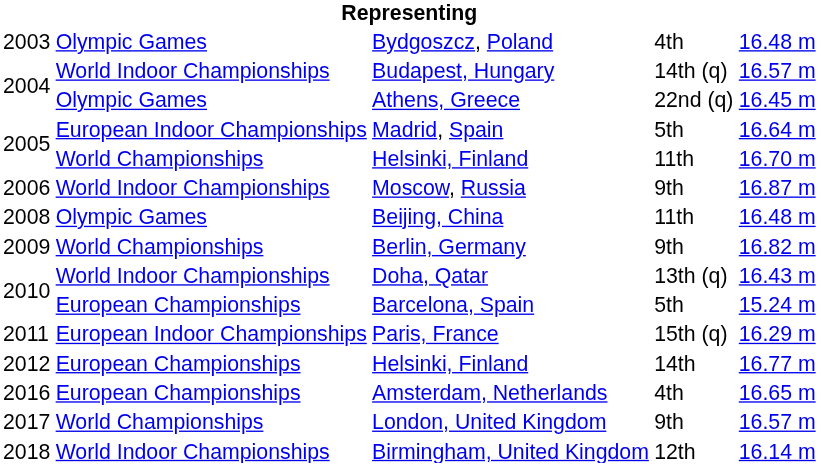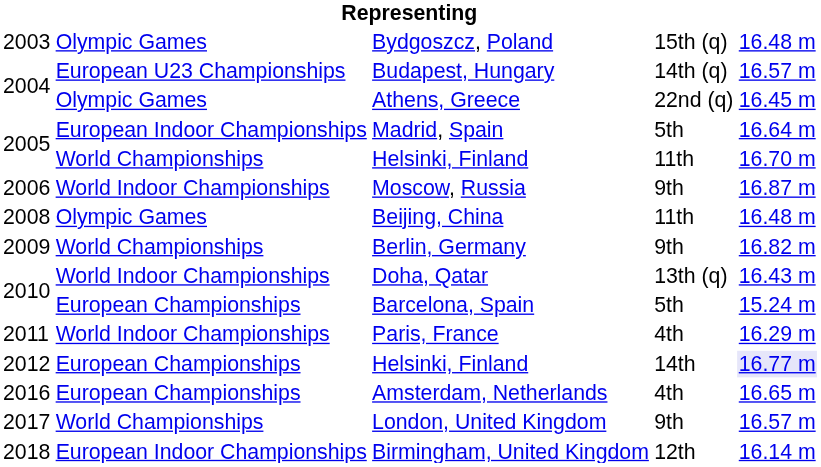(669, 42) 4th -> (691, 42) 15th (q)
(193, 71) World Indoor Championships -> (201, 71) European U23 Championships
(211, 334) European Indoor Championships -> (193, 334) World Indoor Championships
(691, 334) 15th (q) -> (669, 334) 4th
(777, 363) no background -> (777, 363) lavender background
(193, 451) World Indoor Championships -> (211, 451) European Indoor Championships
